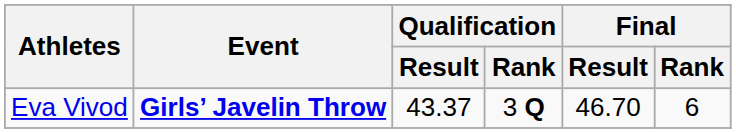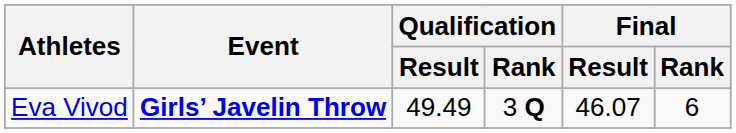(439, 108) 43.37 -> (439, 108) 49.49
(608, 108) 46.70 -> (608, 108) 46.07
